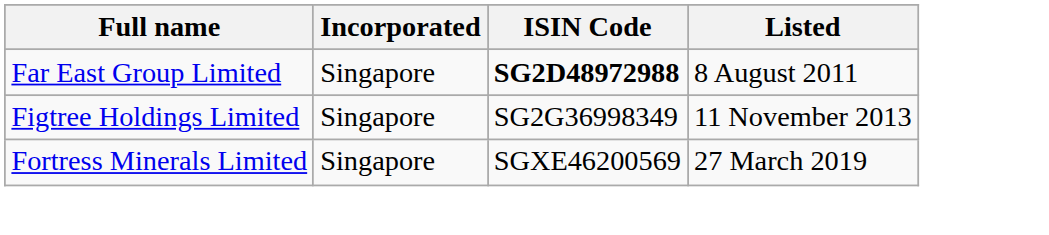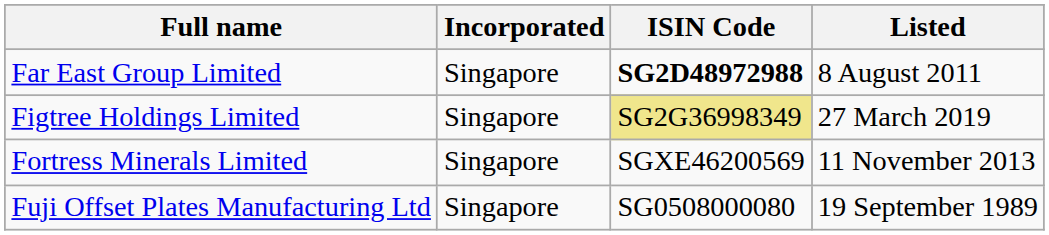(586, 116) no background -> (710, 116) khaki background
(803, 116) 11 November 2013 -> (904, 116) 27 March 2019
(781, 161) 27 March 2019 -> (927, 161) 11 November 2013
+ row: (221, 206)
